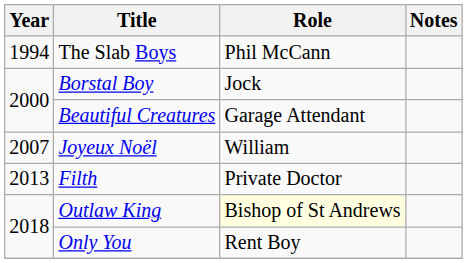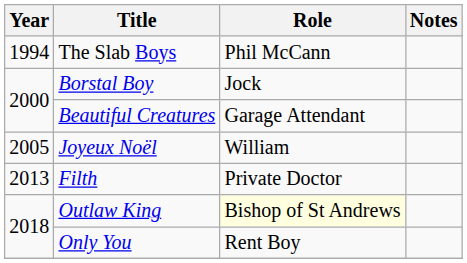(29, 147) 2007 -> (29, 147) 2005
